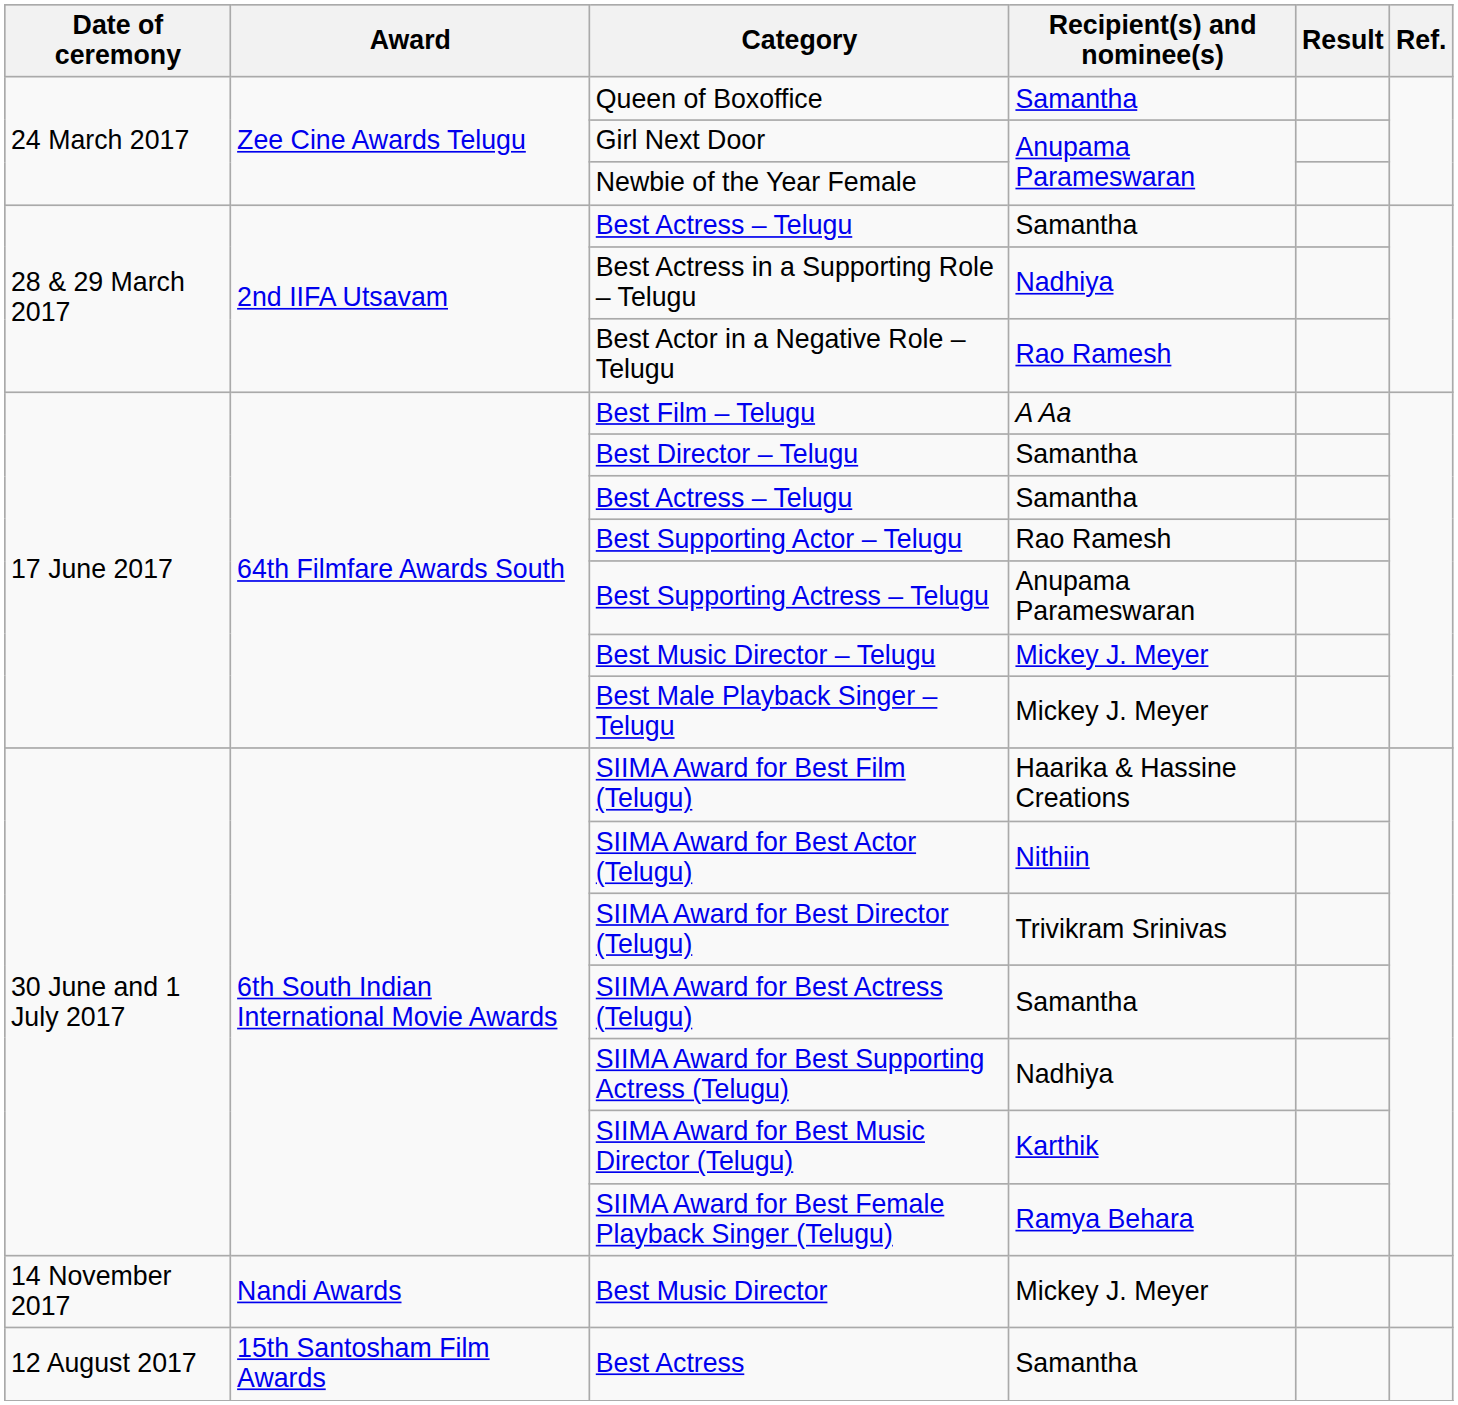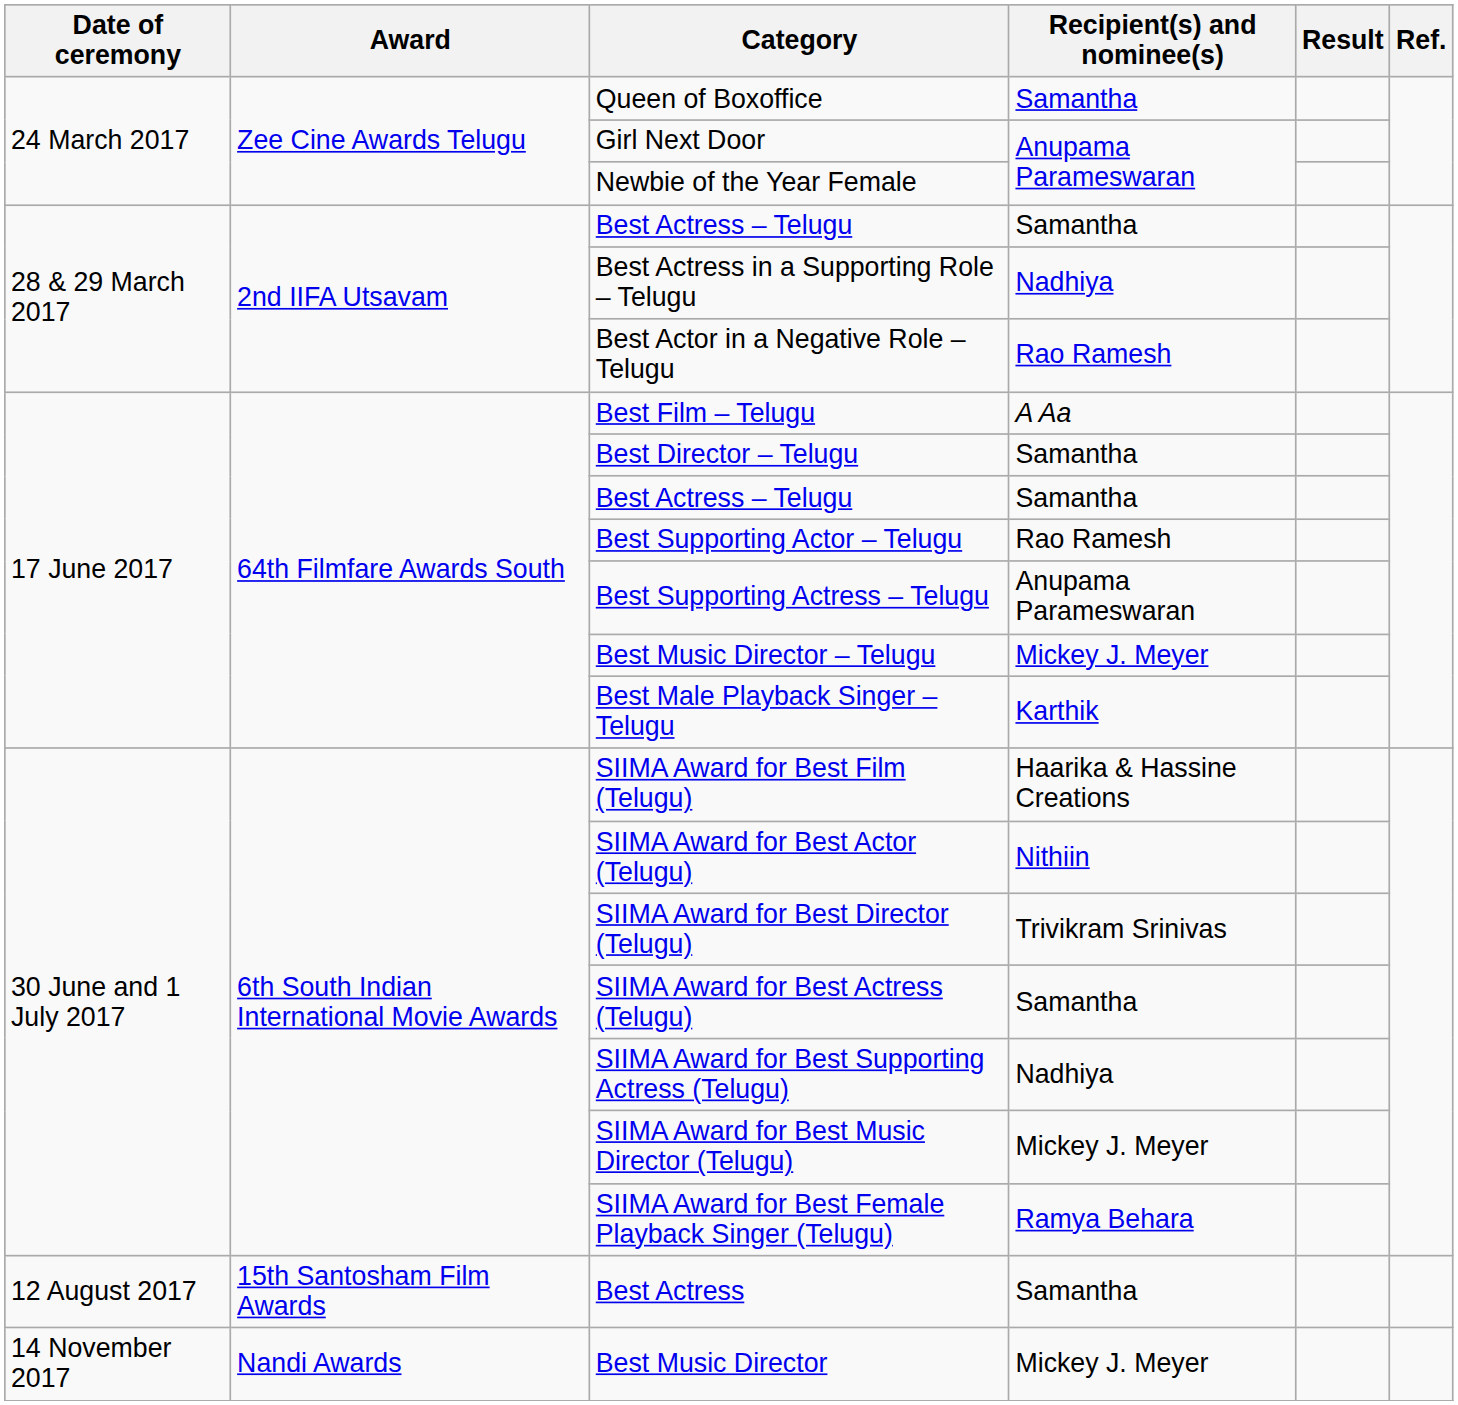(1112, 711) Mickey J. Meyer -> (1057, 711) Karthik
(1057, 1146) Karthik -> (1112, 1146) Mickey J. Meyer
rows swapped: (104, 1363) <-> (91, 1291)
